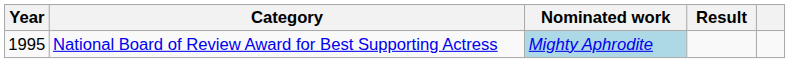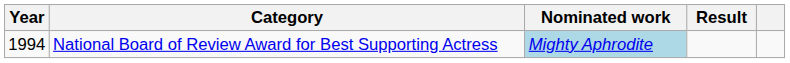(27, 44) 1995 -> (27, 44) 1994
